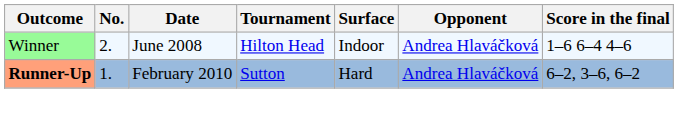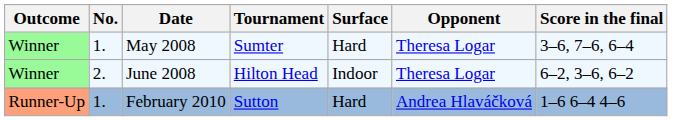+ row: (161, 45)
(470, 45) Andrea Hlaváčková -> (445, 73) Theresa Logar
(589, 45) 1–6 6–4 4–6 -> (587, 73) 6–2, 3–6, 6–2
(50, 73) bold -> (47, 100) normal
(593, 73) 6–2, 3–6, 6–2 -> (583, 100) 1–6 6–4 4–6
